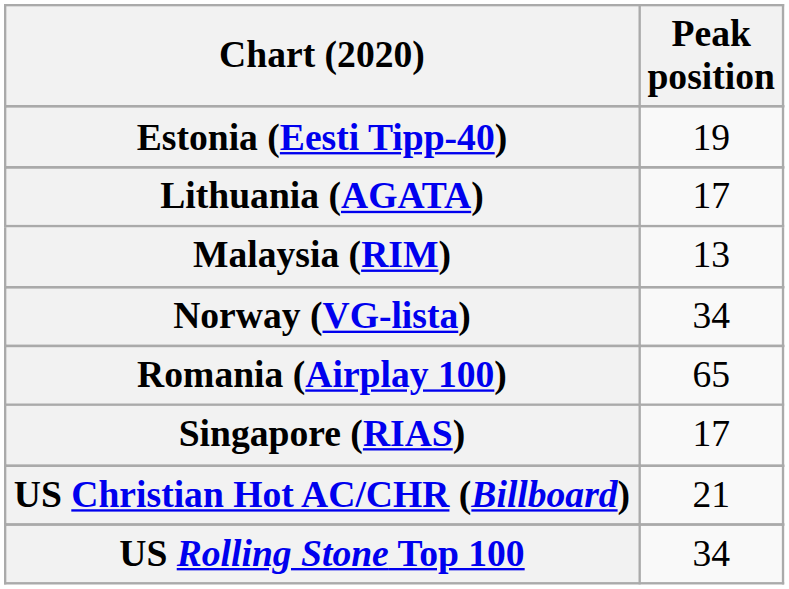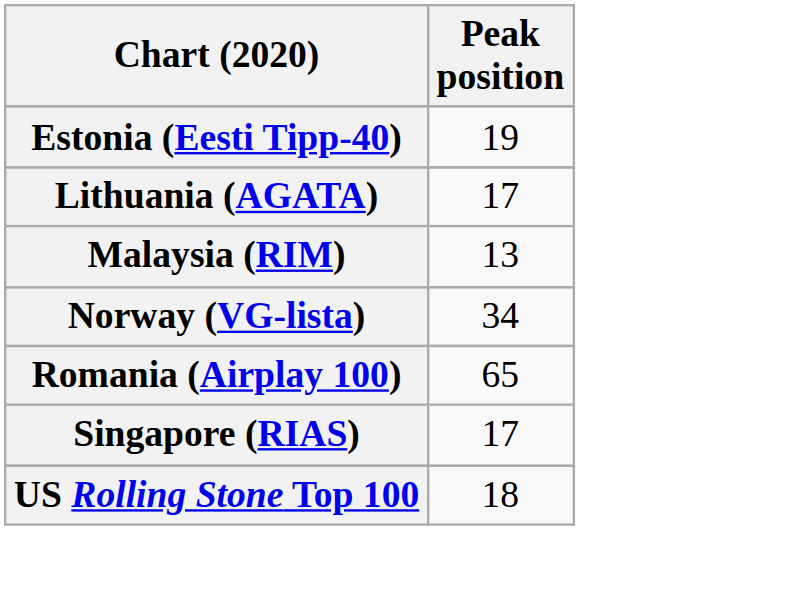- row: (322, 494)
(711, 553) 34 -> (500, 494) 18
